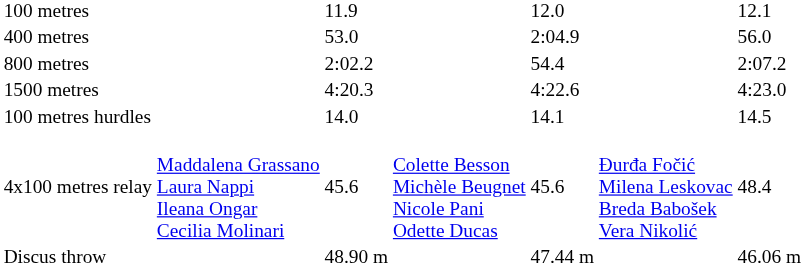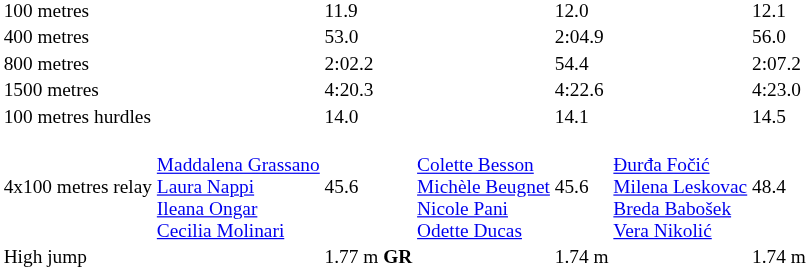+ row: (45, 257)
- row: (55, 257)
